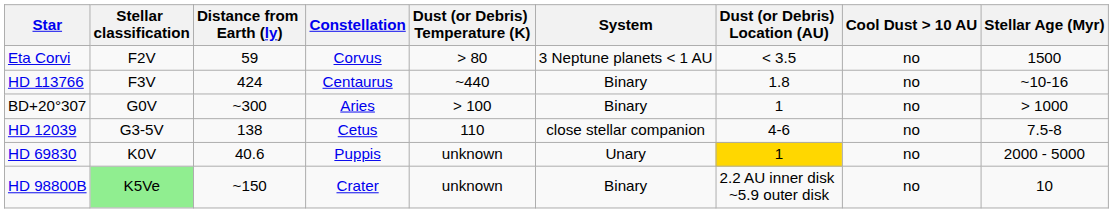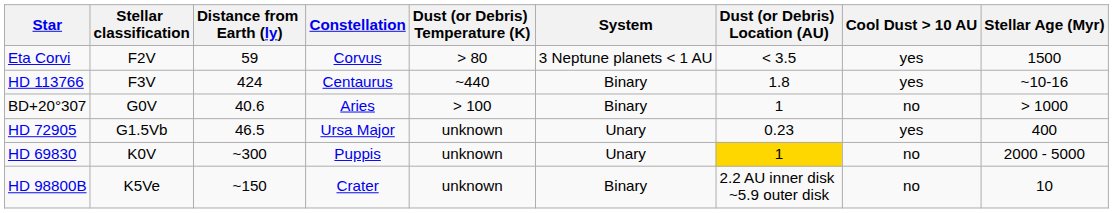(911, 57) no -> (911, 57) yes
(911, 82) no -> (911, 82) yes
(250, 106) ~300 -> (250, 106) 40.6
+ row: (42, 130)
- row: (42, 130)
(250, 154) 40.6 -> (250, 154) ~300
(142, 187) lightgreen background -> (142, 187) no background
